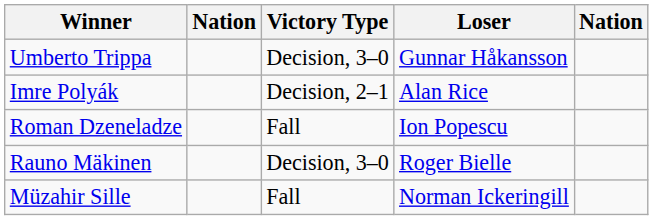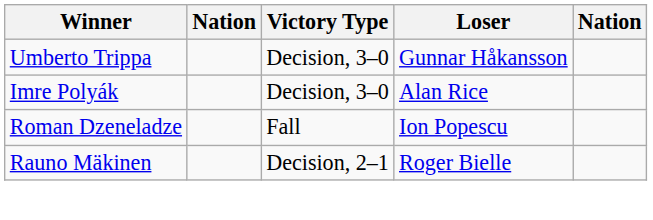(328, 92) Decision, 2–1 -> (328, 92) Decision, 3–0
(328, 162) Decision, 3–0 -> (328, 162) Decision, 2–1
- row: (70, 197)
